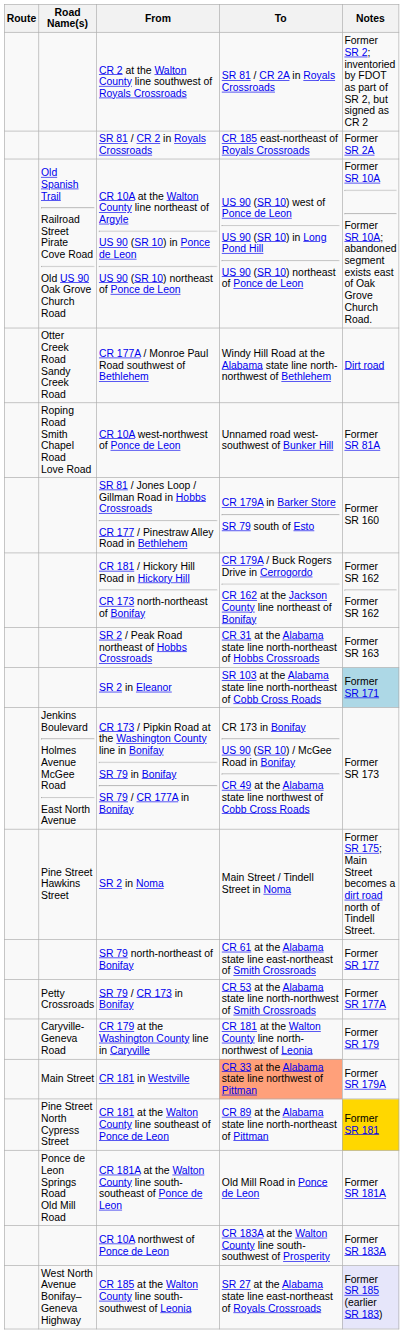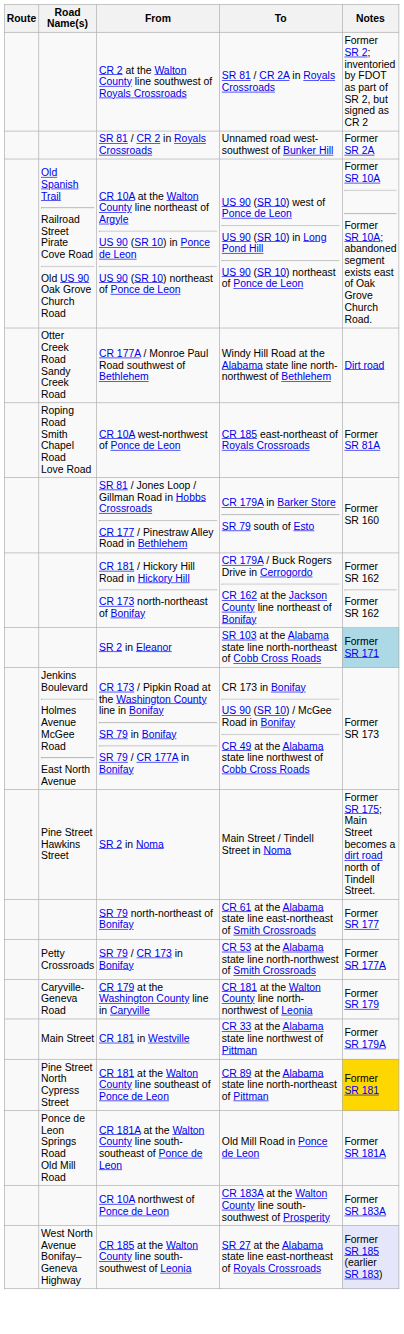(280, 145) CR 185 east-northeast of Royals Crossroads -> (278, 145) Unnamed road west-southwest of Bunker Hill
(278, 440) Unnamed road west-southwest of Bunker Hill -> (280, 440) CR 185 east-northeast of Royals Crossroads
- row: (143, 647)
(273, 1079) lightsalmon background -> (273, 1039) no background
